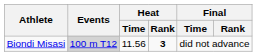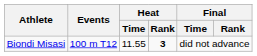(93, 44) lightgrey background -> (93, 44) no background
(134, 44) 11.56 -> (134, 44) 11.55
